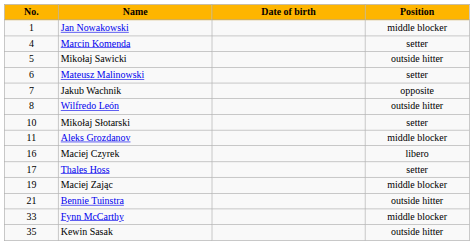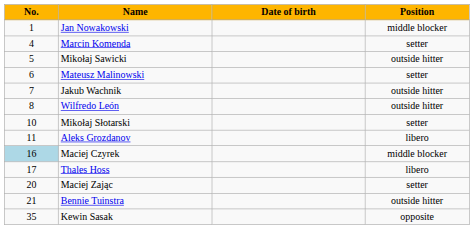(417, 91) opposite -> (417, 91) outside hitter
(417, 138) middle blocker -> (417, 138) libero
(31, 153) no background -> (31, 153) lightblue background
(417, 153) libero -> (417, 153) middle blocker
(417, 169) setter -> (417, 169) libero
(31, 185) 19 -> (31, 185) 20
(417, 185) middle blocker -> (417, 185) setter
- row: (92, 216)
(417, 232) outside hitter -> (417, 216) opposite
